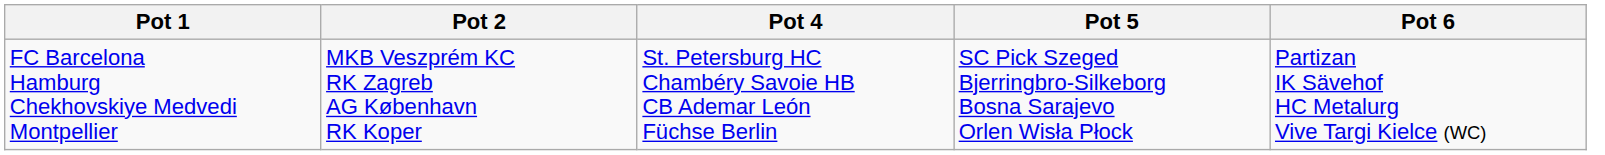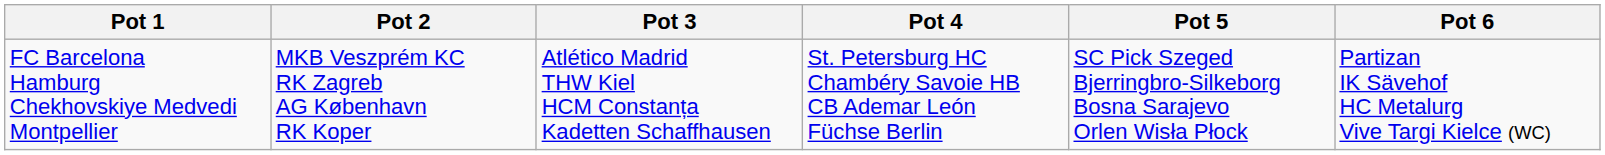+ column: (670, 22)
